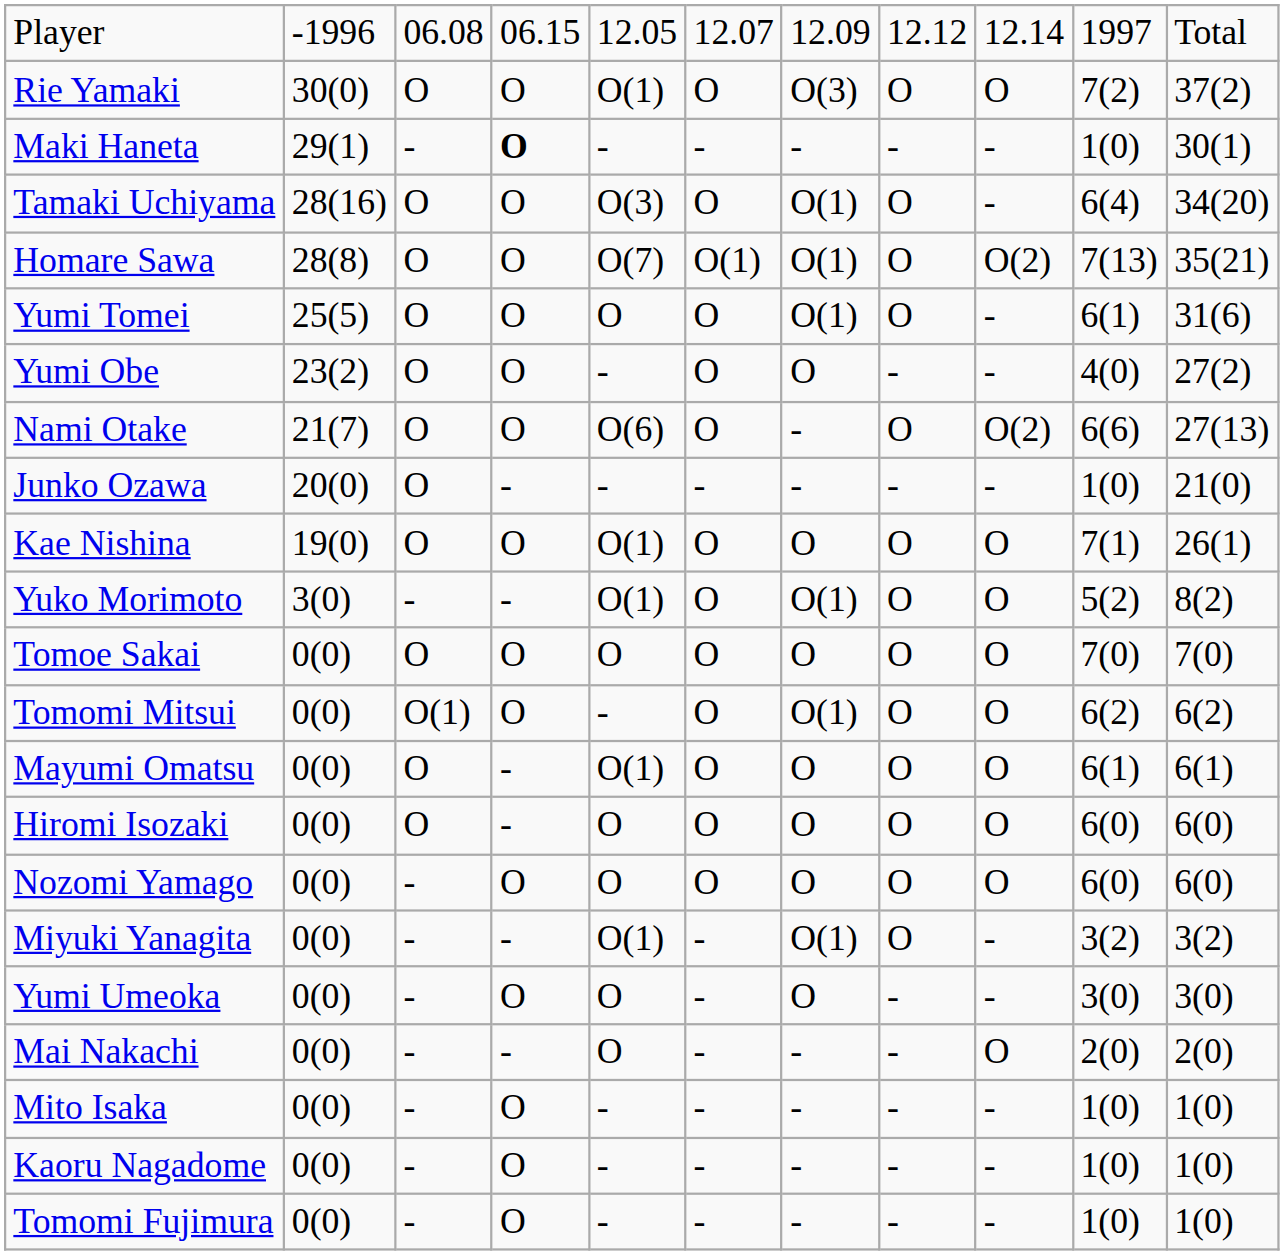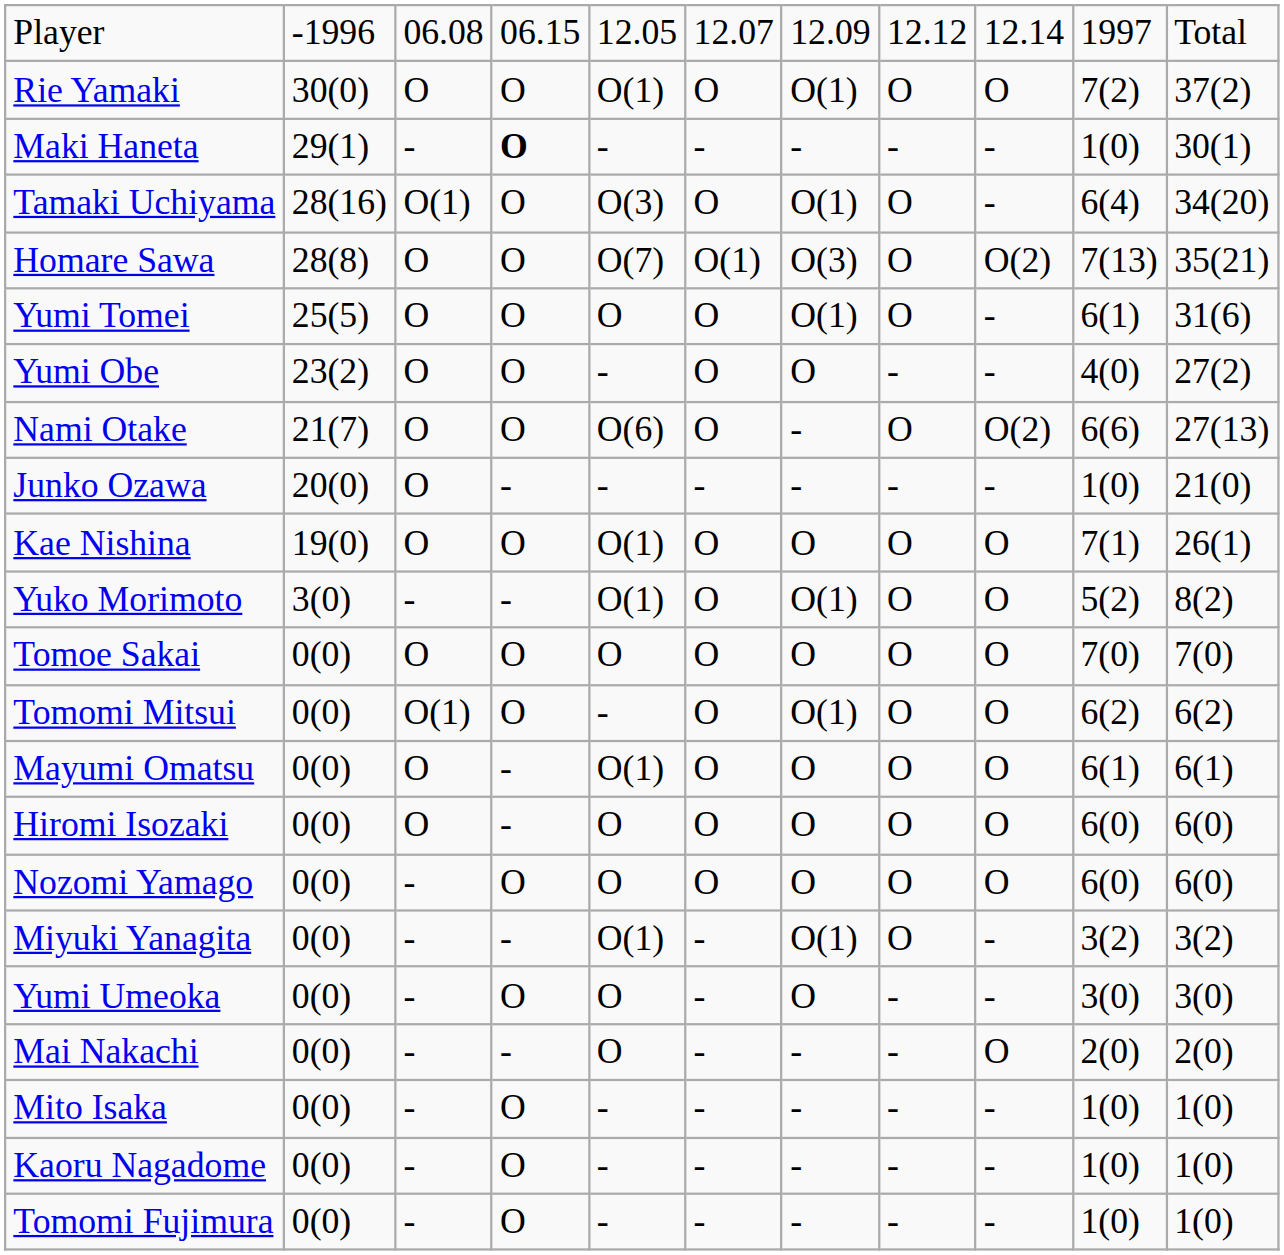(824, 89) O(3) -> (824, 89) O(1)
(416, 202) O -> (437, 202) O(1)
(824, 259) O(1) -> (824, 259) O(3)
